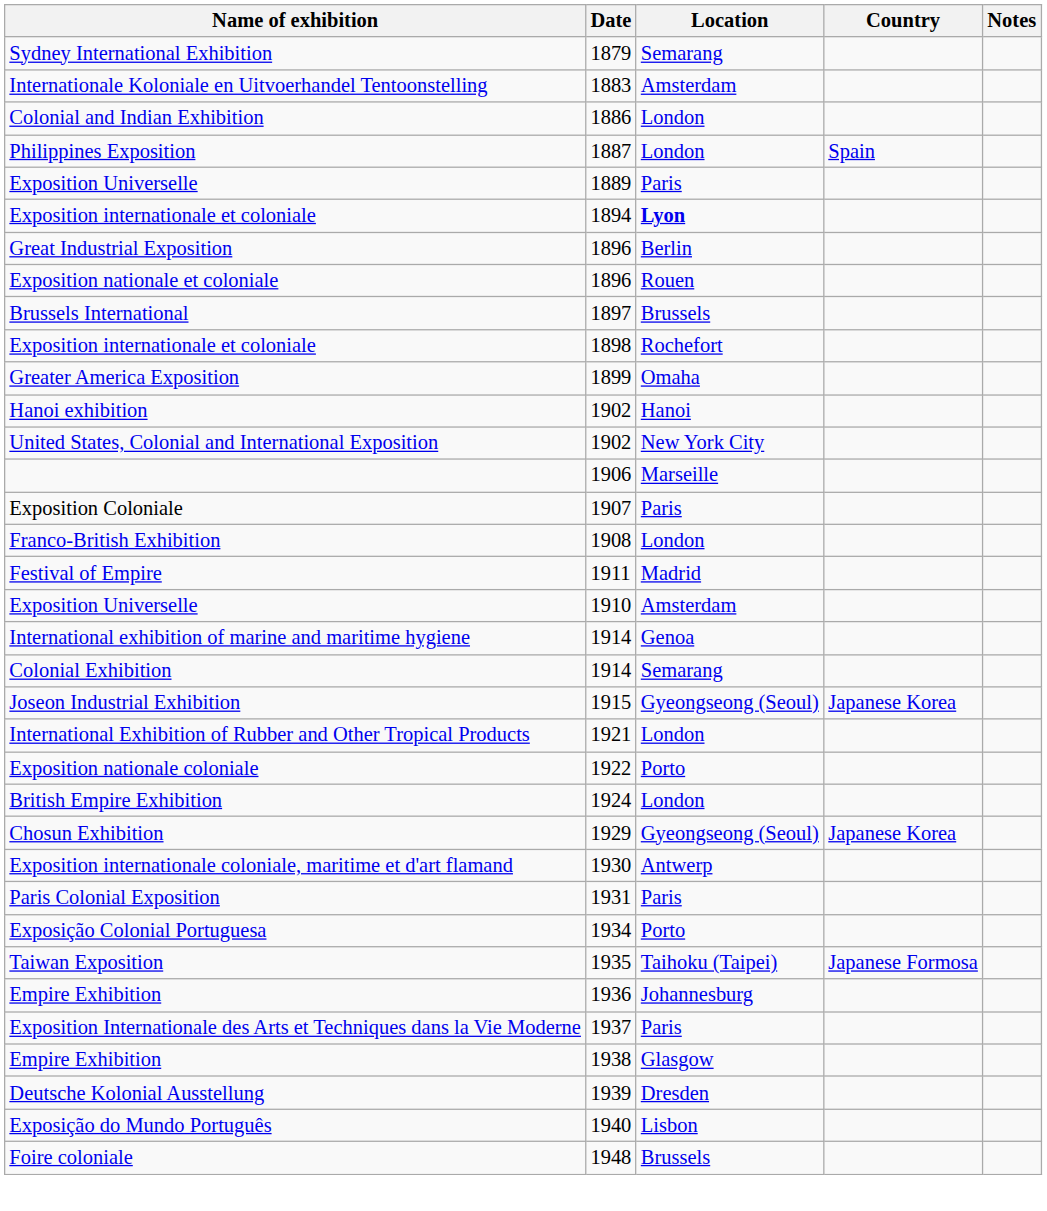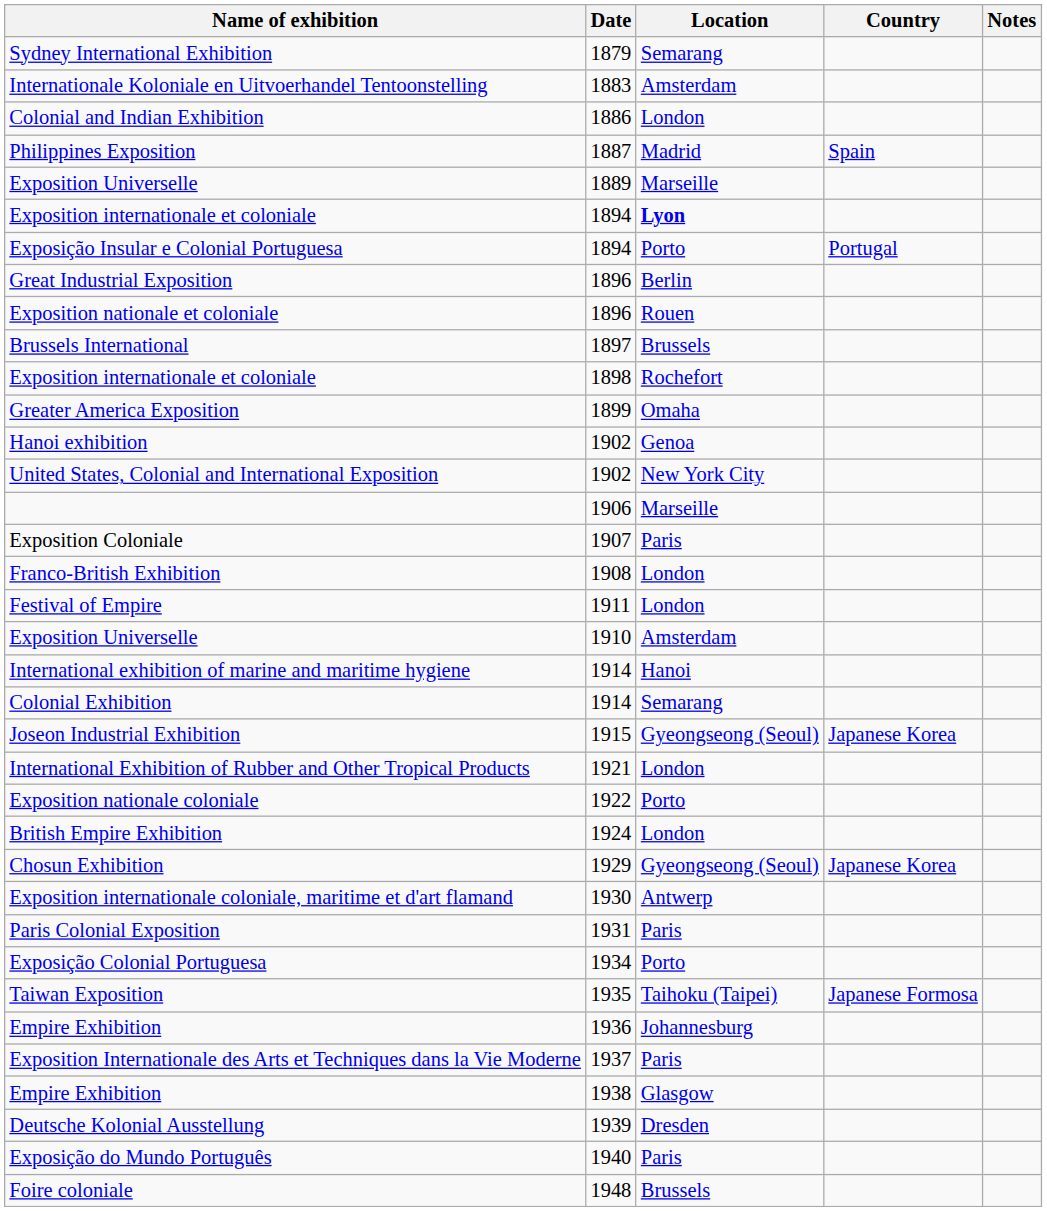(673, 150) London -> (671, 150) Madrid
(661, 183) Paris -> (679, 183) Marseille
+ row: (176, 248)
(666, 410) Hanoi -> (668, 442) Genoa
(671, 572) Madrid -> (673, 605) London
(668, 637) Genoa -> (666, 670) Hanoi
(669, 1125) Lisbon -> (661, 1157) Paris
